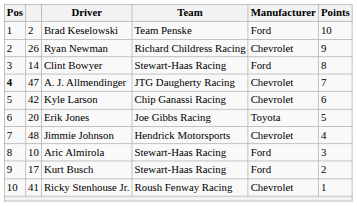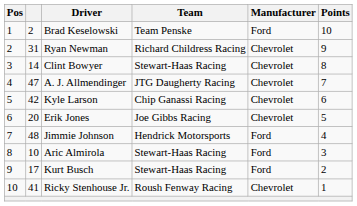(33, 47) 26 -> (33, 47) 31
(261, 65) Ford -> (272, 65) Chevrolet
(10, 82) bold -> (10, 82) normal
(266, 117) Toyota -> (272, 117) Chevrolet
(272, 134) Chevrolet -> (261, 134) Ford
